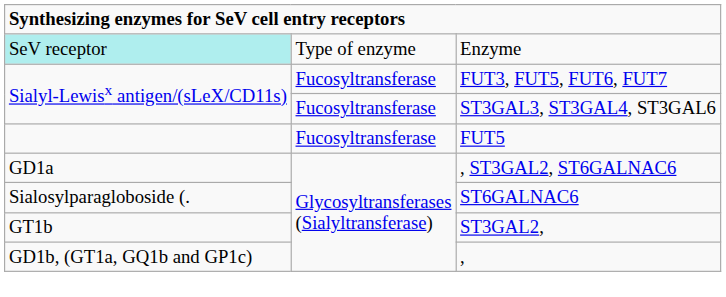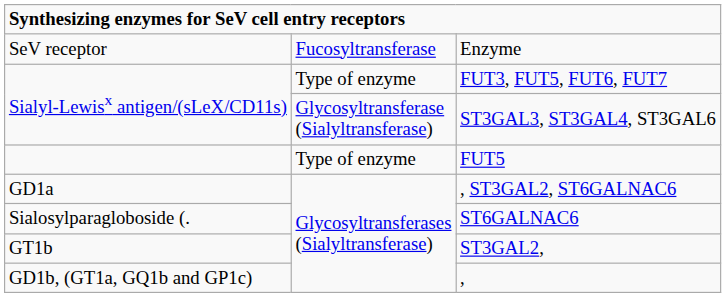(58, 49) paleturquoise background -> (58, 49) no background
(356, 49) Type of enzyme -> (366, 49) Fucosyltransferase
(366, 78) Fucosyltransferase -> (356, 78) Type of enzyme
(366, 108) Fucosyltransferase -> (370, 118) Glycosyltransferase (Sialyltransferase)
(366, 138) Fucosyltransferase -> (356, 159) Type of enzyme
